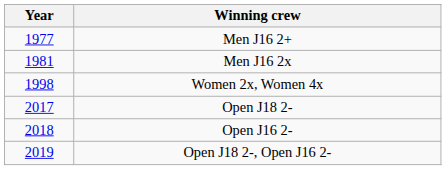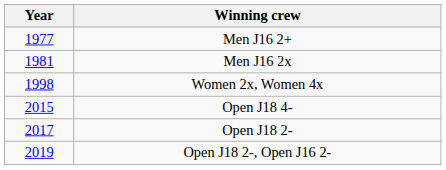+ row: (257, 107)
- row: (257, 130)
